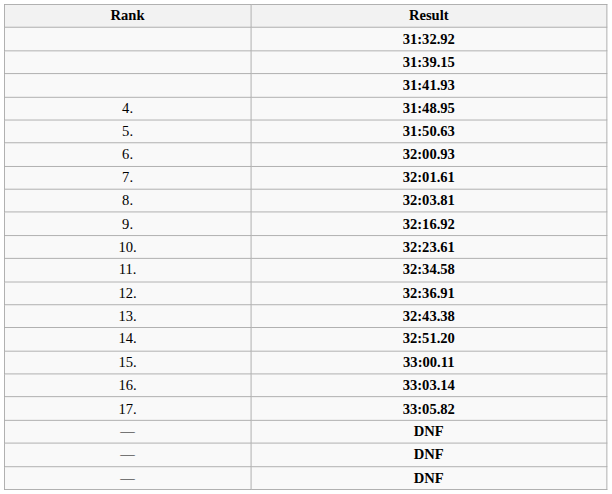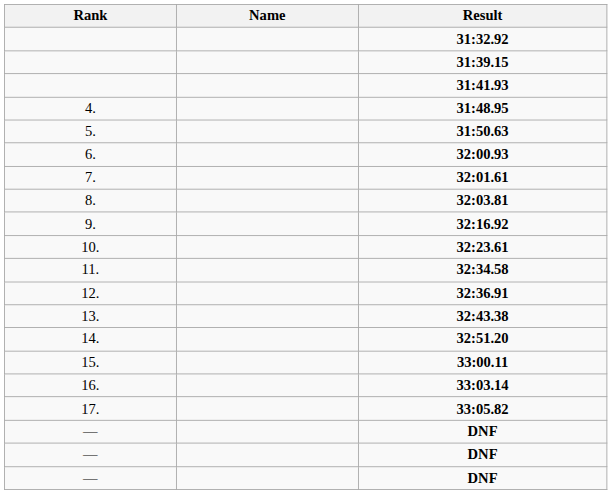+ column: (267, 16)
